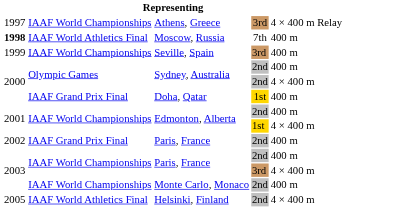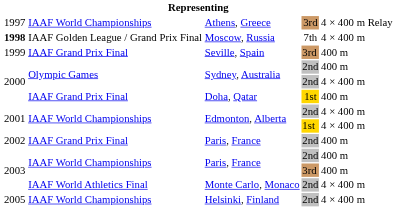(88, 37) IAAF World Athletics Final -> (115, 37) IAAF Golden League / Grand Prix Final
(284, 37) 400 m -> (343, 37) 4 × 400 m
(90, 52) IAAF World Championships -> (78, 52) IAAF Grand Prix Final
(284, 111) 400 m -> (343, 111) 4 × 400 m
(293, 170) 4 × 400 m -> (335, 170) 400 m
(90, 185) IAAF World Championships -> (88, 185) IAAF World Athletics Final
(284, 185) 400 m -> (343, 185) 4 × 400 m
(88, 199) IAAF World Athletics Final -> (90, 199) IAAF World Championships
